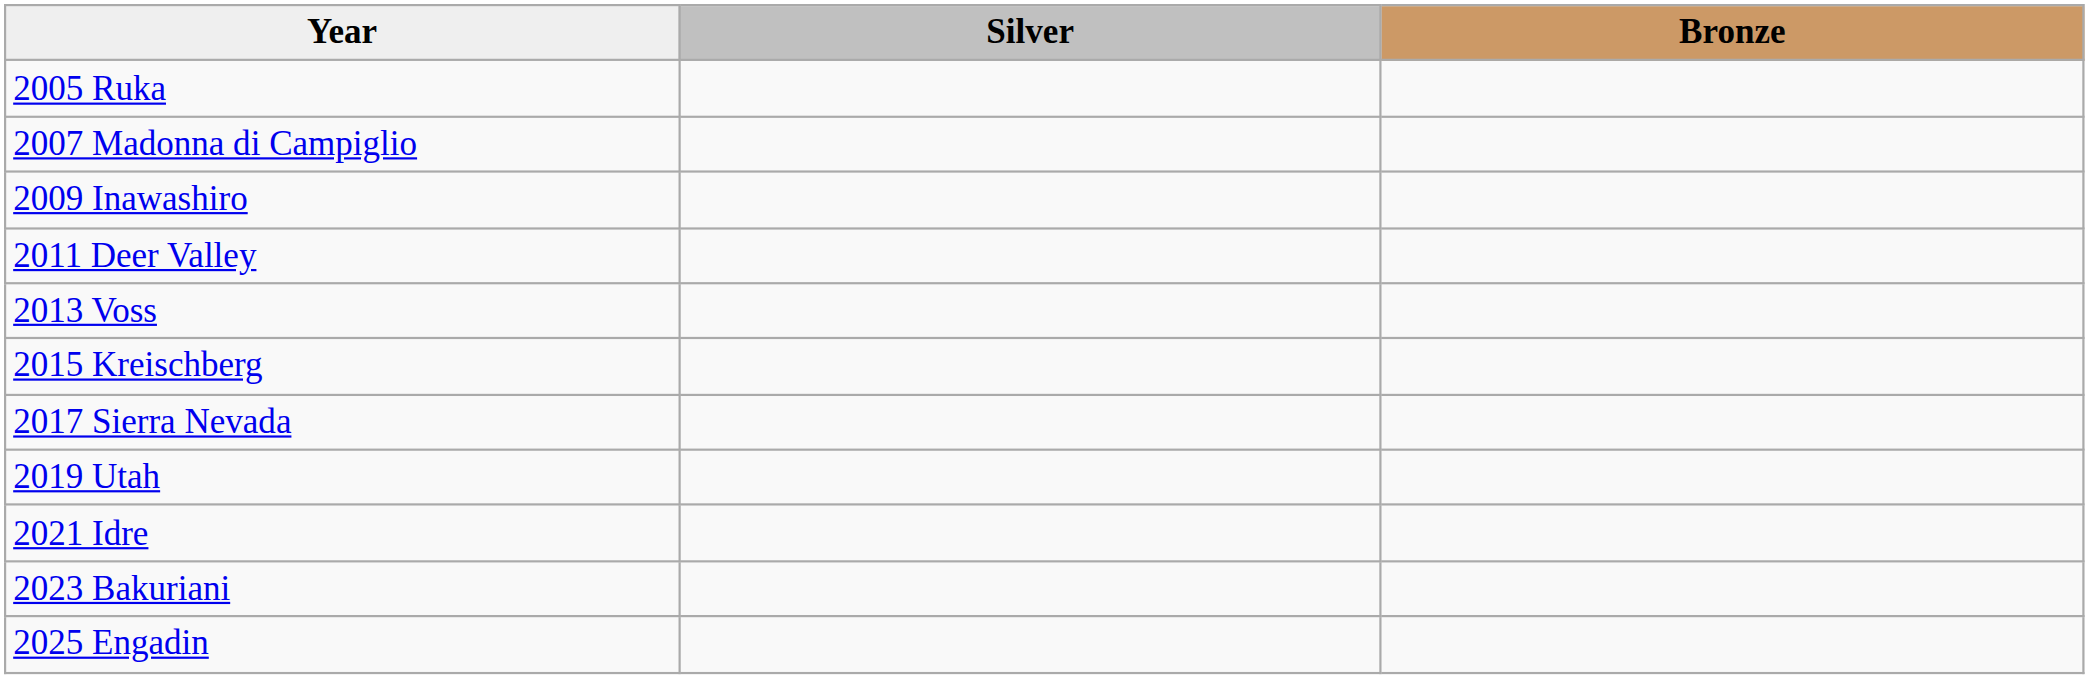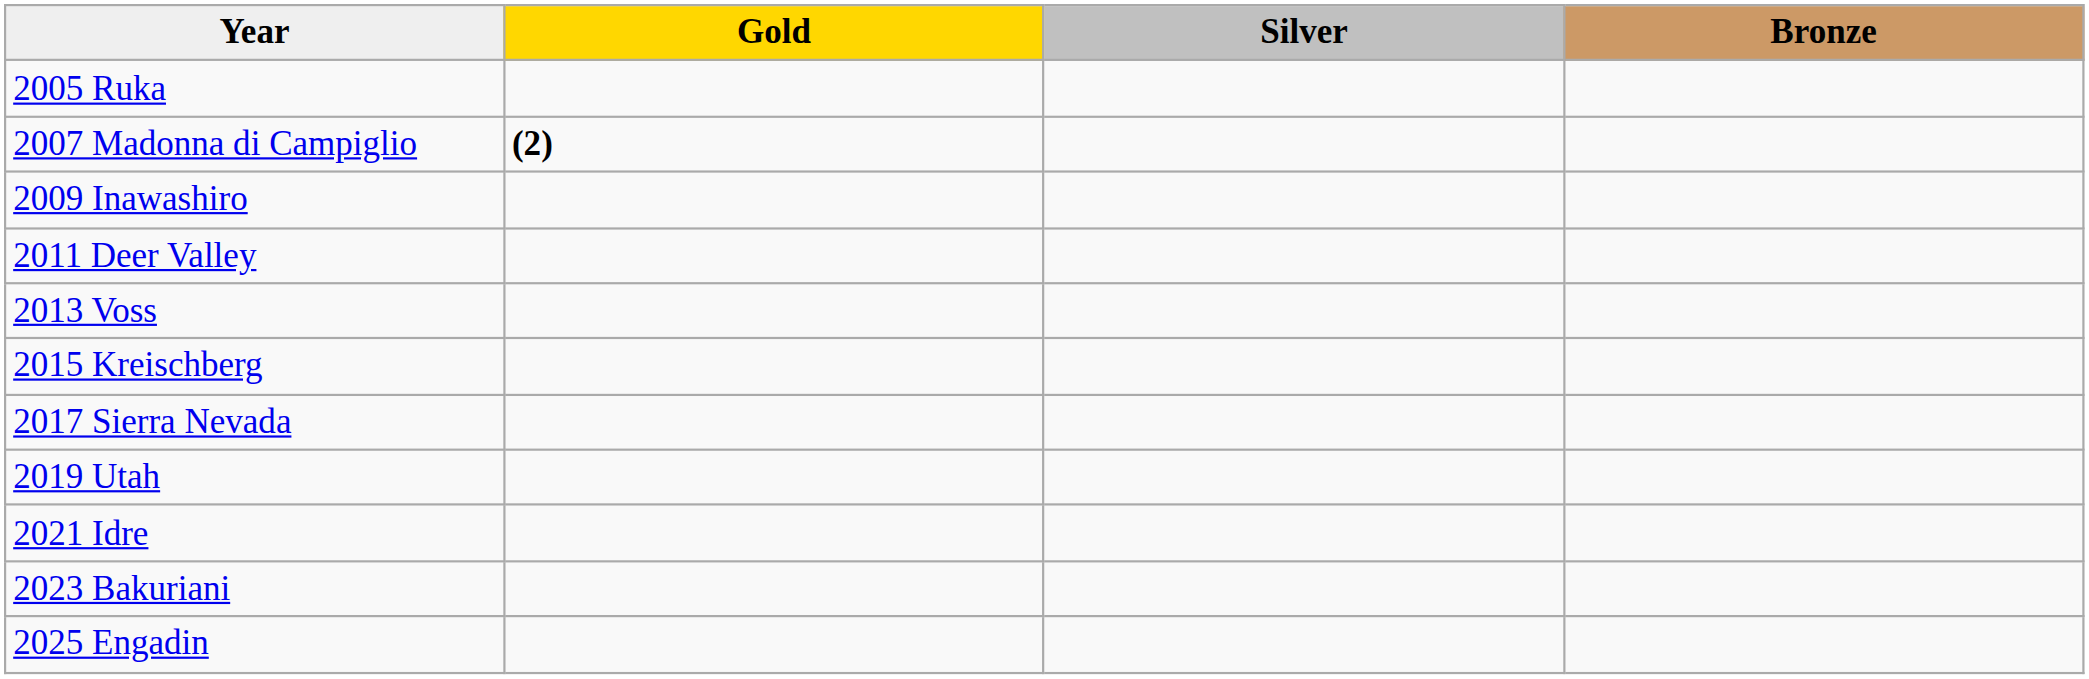+ column: (774, 32)
